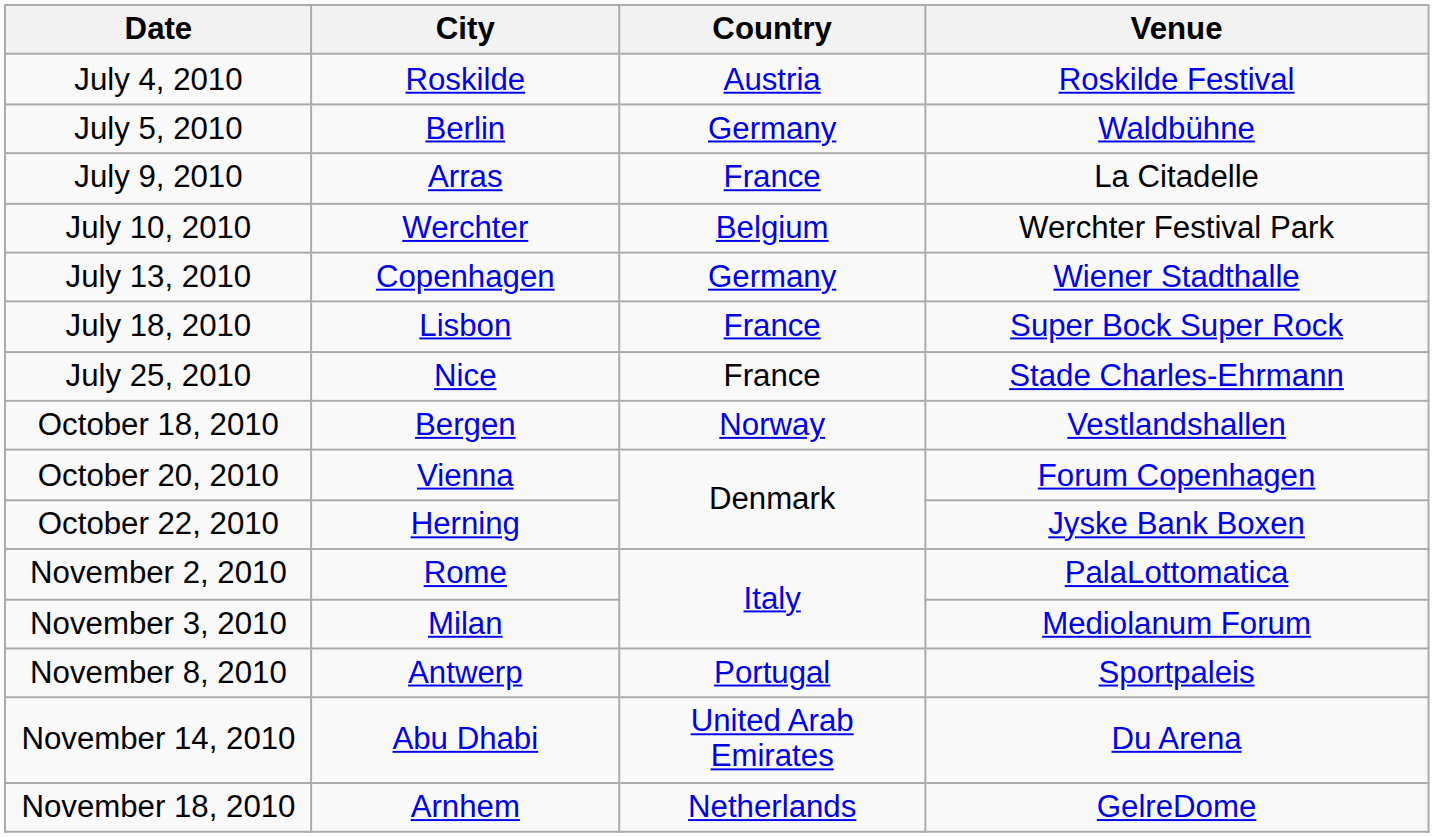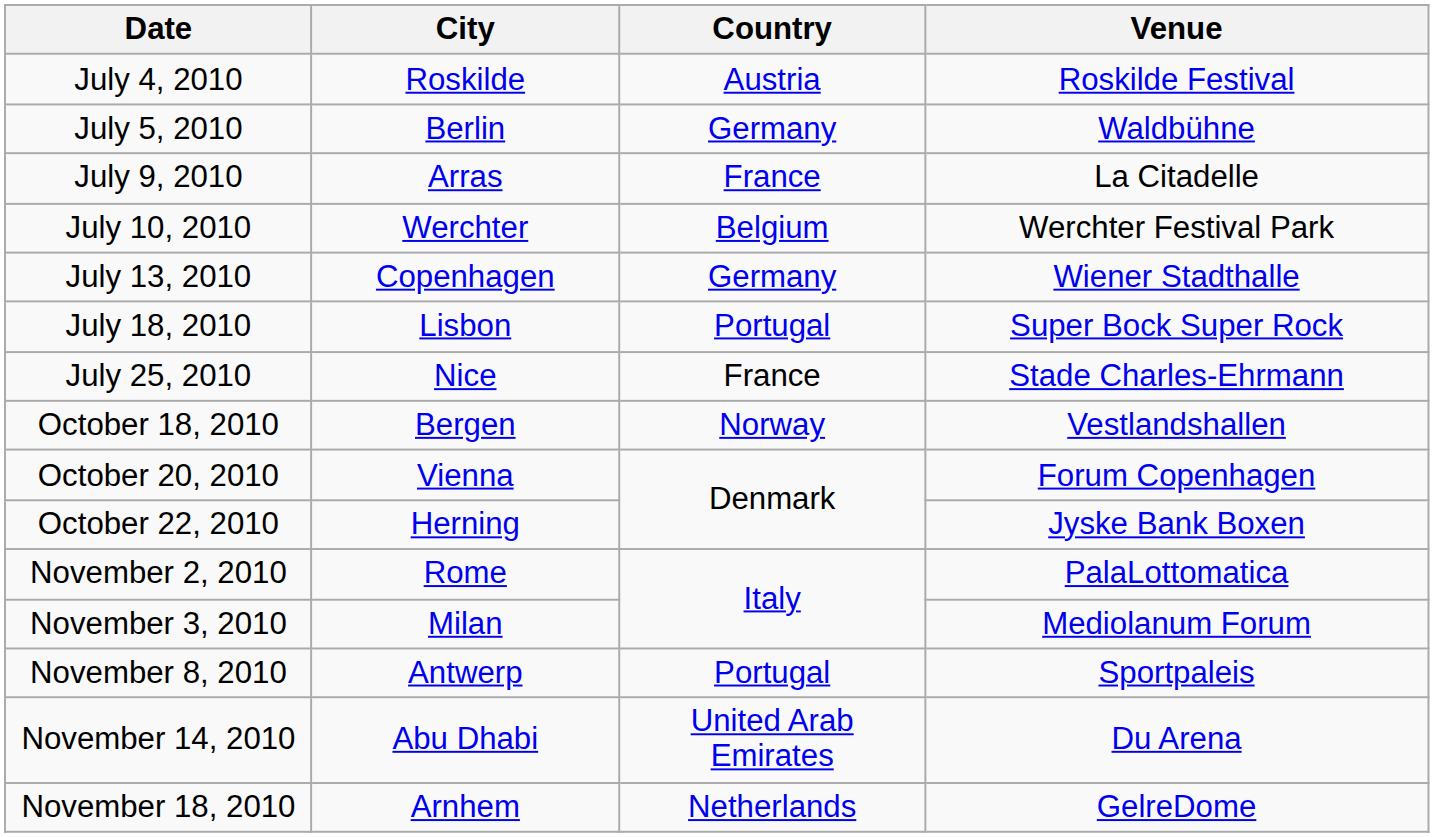(772, 326) France -> (772, 326) Portugal
